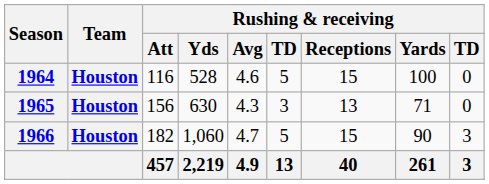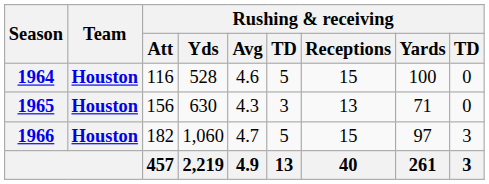(423, 135) 90 -> (423, 135) 97
